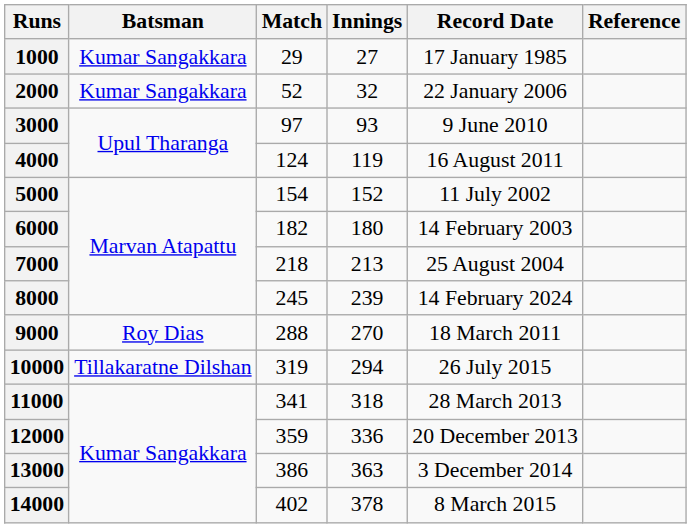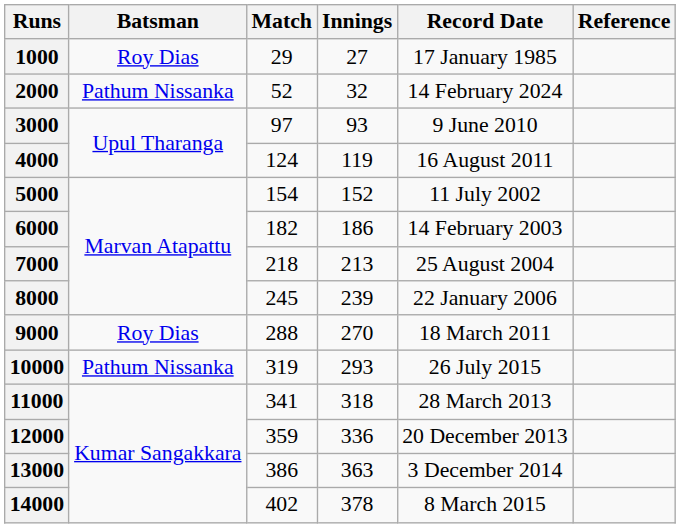(163, 56) Kumar Sangakkara -> (158, 56) Roy Dias
(163, 90) Kumar Sangakkara -> (158, 90) Pathum Nissanka
(495, 90) 22 January 2006 -> (485, 90) 14 February 2024
(367, 228) 180 -> (357, 228) 186
(495, 297) 14 February 2024 -> (485, 297) 22 January 2006
(163, 366) Tillakaratne Dilshan -> (158, 366) Pathum Nissanka
(367, 366) 294 -> (357, 366) 293
